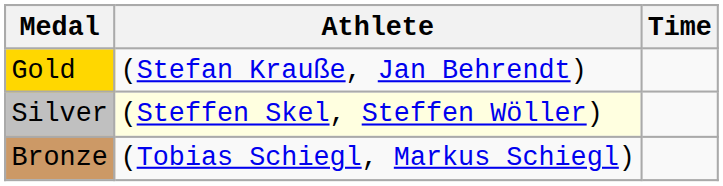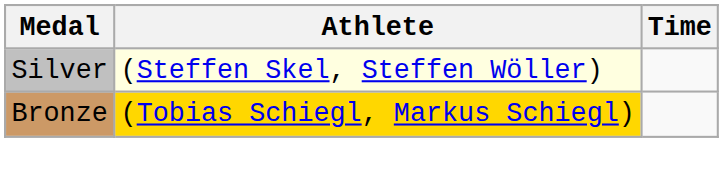- row: (44, 70)
(378, 158) no background -> (378, 114) gold background
